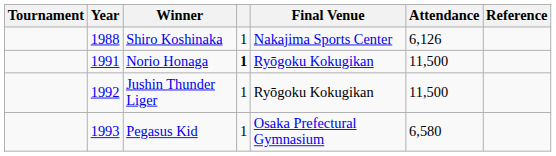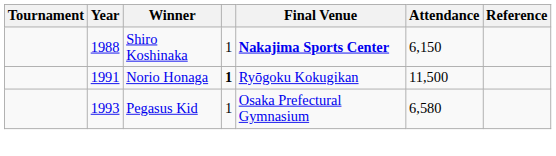(323, 38) normal -> (314, 46) bold
(425, 38) 6,126 -> (425, 46) 6,150
- row: (171, 92)
